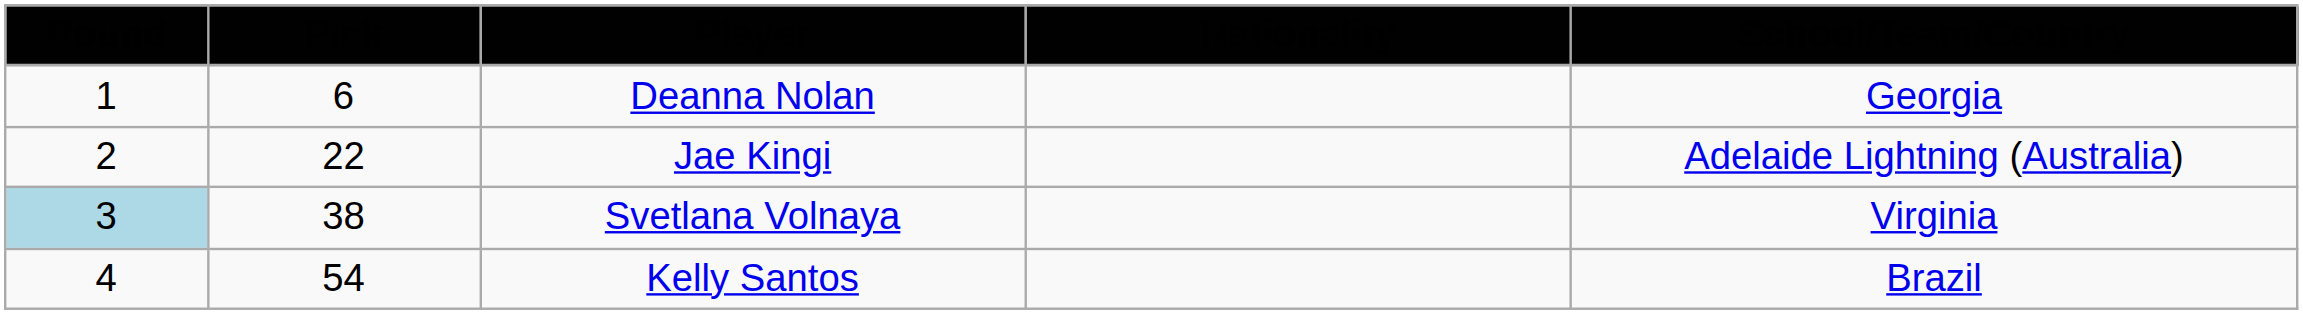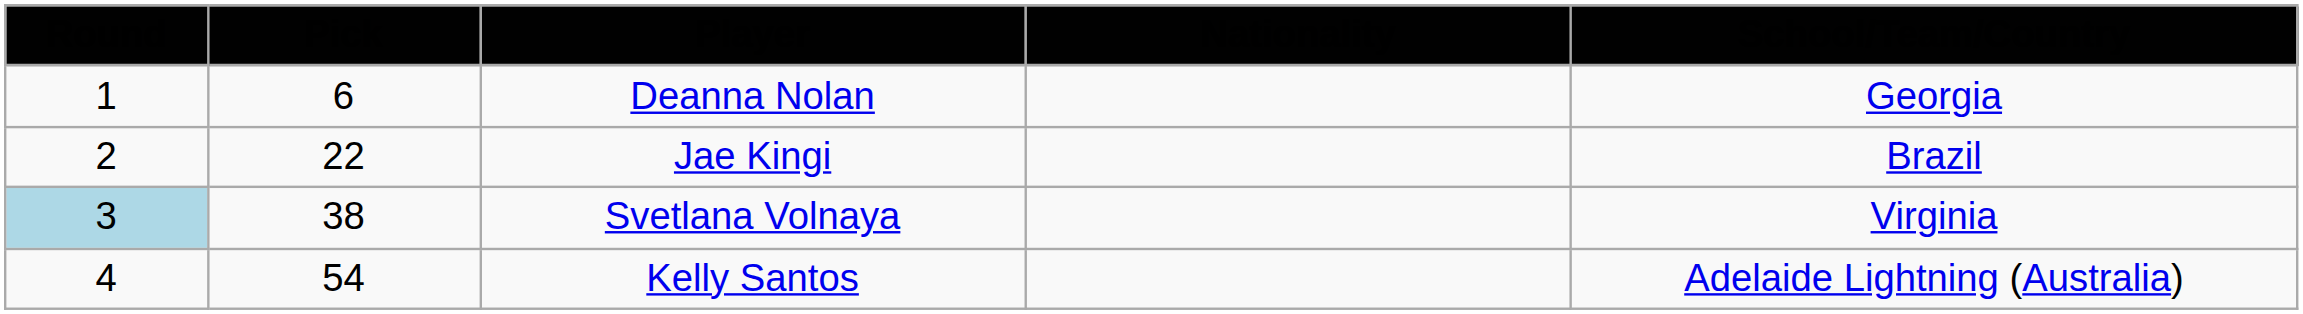(1934, 156) Adelaide Lightning (Australia) -> (1934, 156) Brazil
(1934, 277) Brazil -> (1934, 277) Adelaide Lightning (Australia)
